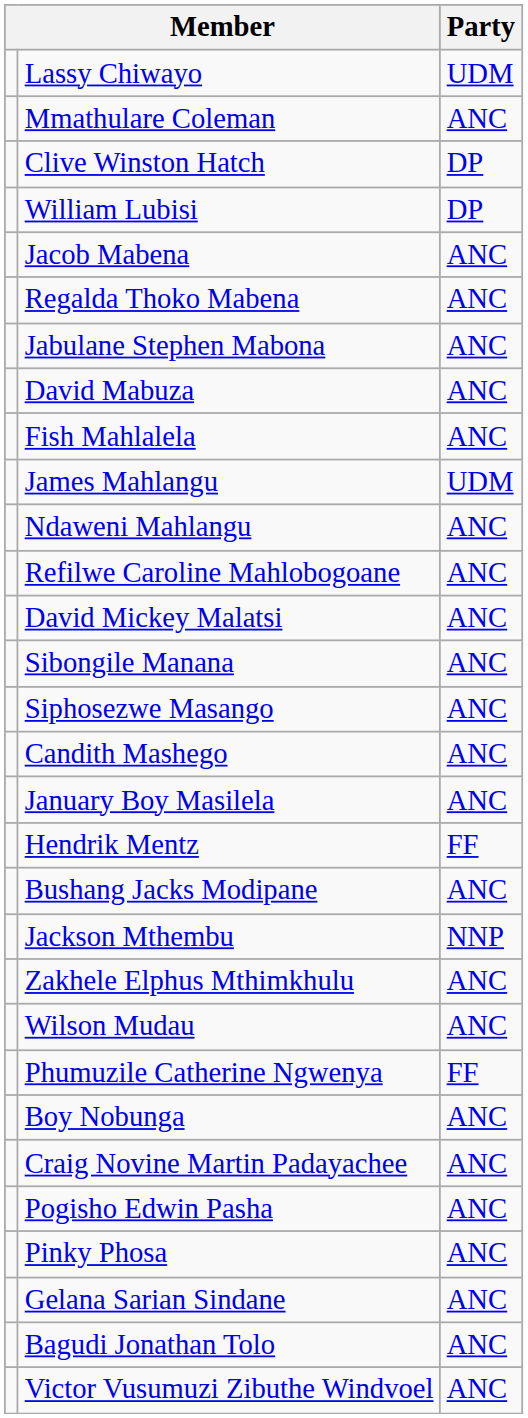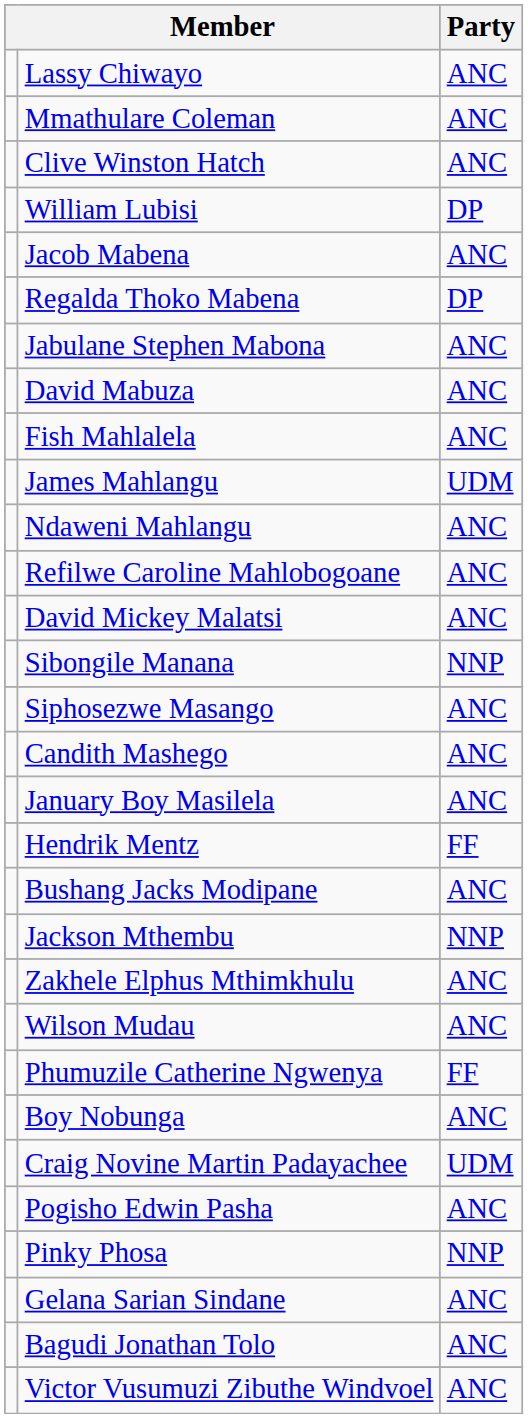(480, 72) UDM -> (477, 72) ANC
(465, 163) DP -> (477, 163) ANC
(477, 299) ANC -> (465, 299) DP
(477, 663) ANC -> (475, 663) NNP
(477, 1162) ANC -> (480, 1162) UDM
(477, 1253) ANC -> (475, 1253) NNP
